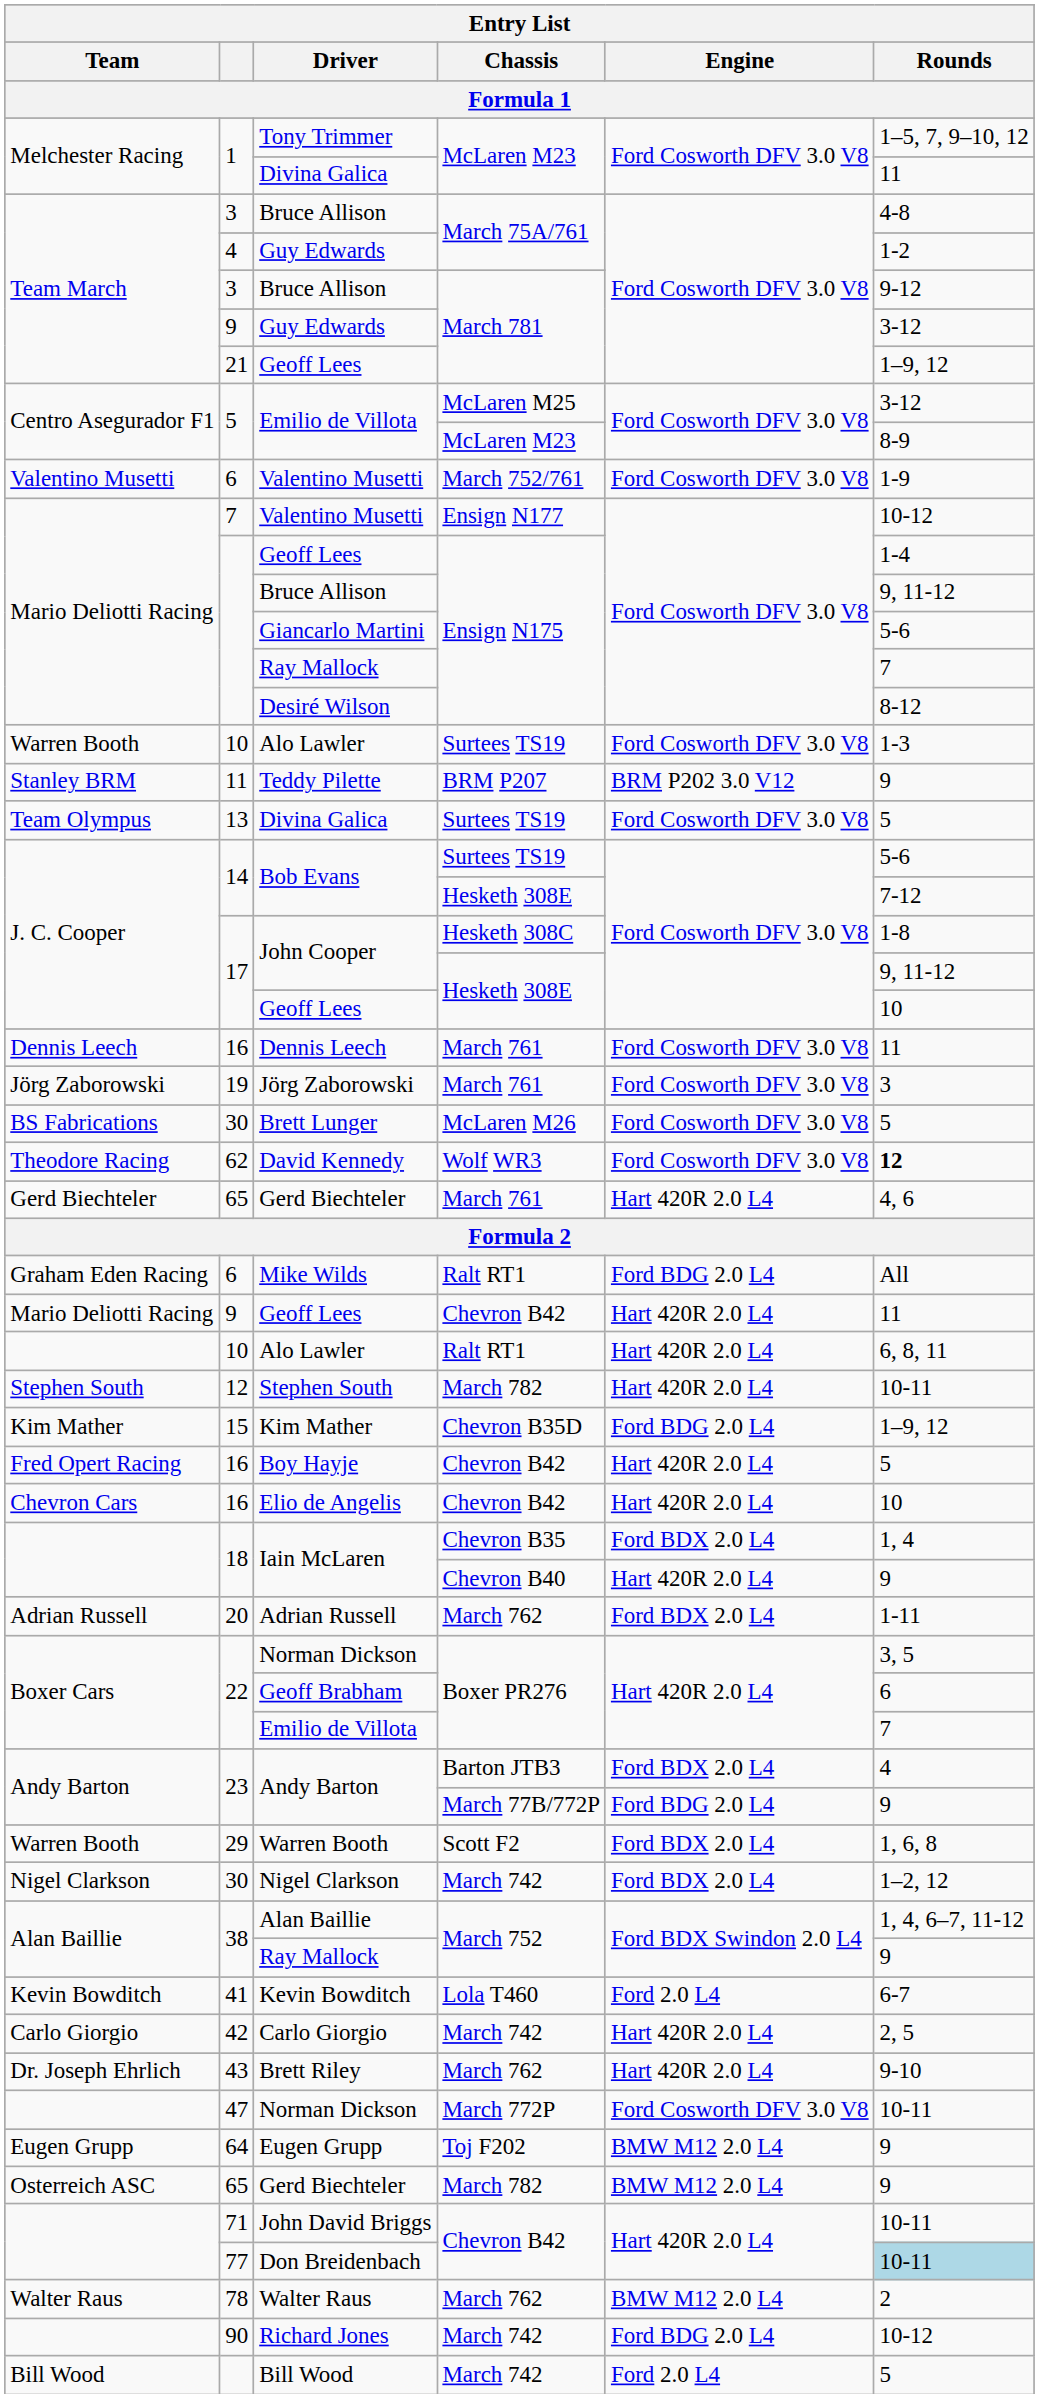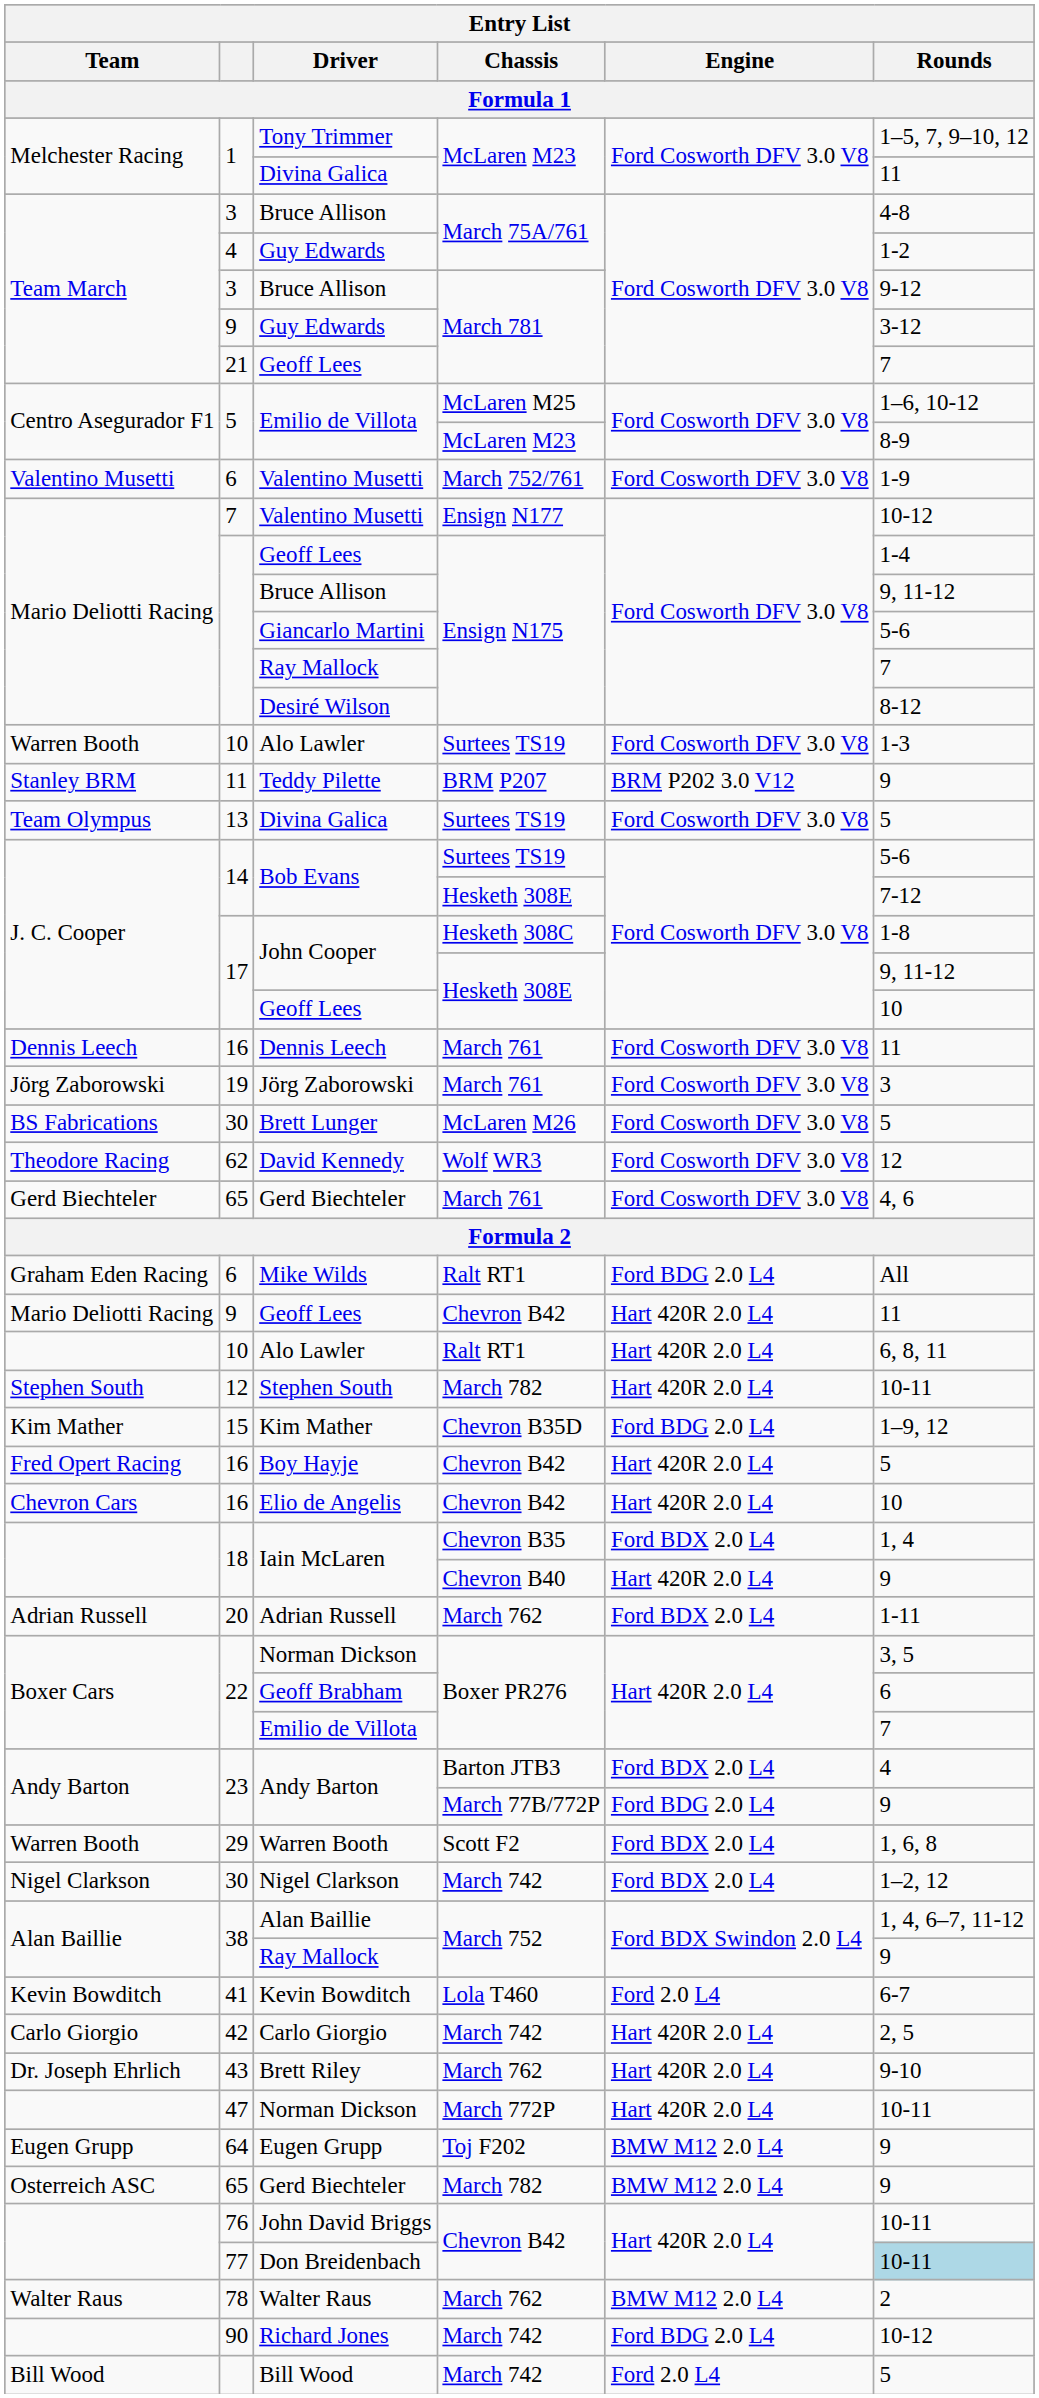(914, 364) 1–9, 12 -> (885, 364) 7
(901, 402) 3-12 -> (929, 402) 1–6, 10-12
(891, 1160) bold -> (891, 1160) normal
(692, 1198) Hart 420R 2.0 L4 -> (740, 1198) Ford Cosworth DFV 3.0 V8
(740, 2108) Ford Cosworth DFV 3.0 V8 -> (692, 2108) Hart 420R 2.0 L4
(237, 2222) 71 -> (237, 2222) 76
